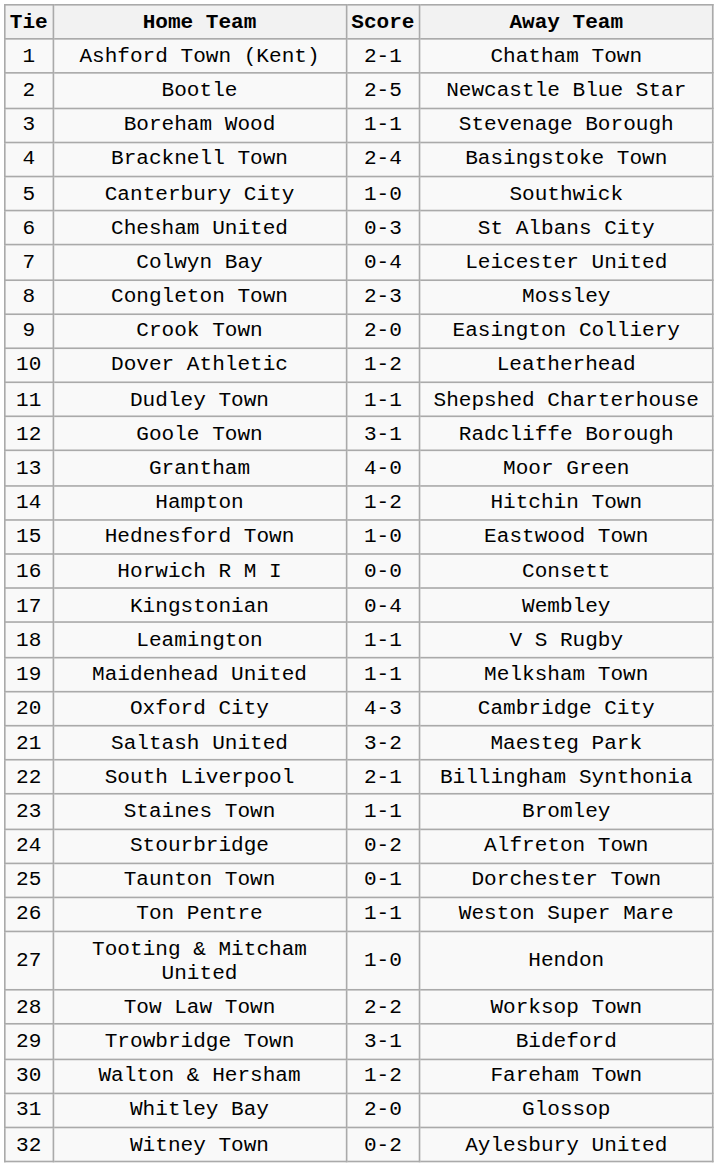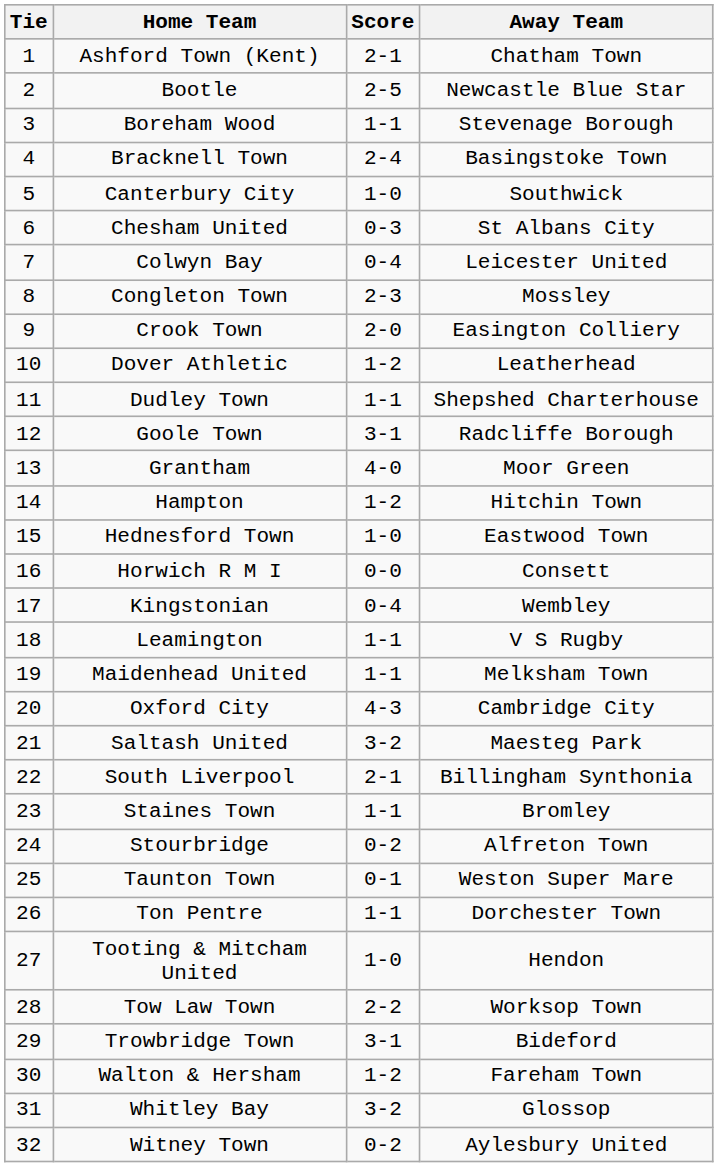(566, 880) Dorchester Town -> (566, 880) Weston Super Mare
(566, 914) Weston Super Mare -> (566, 914) Dorchester Town
(383, 1110) 2-0 -> (383, 1110) 3-2
